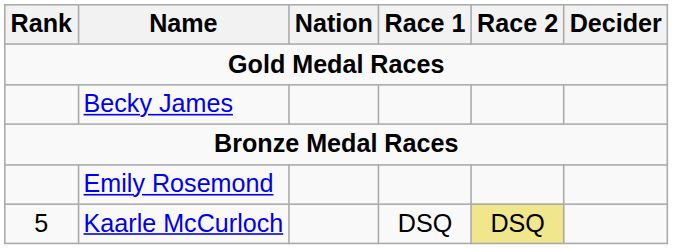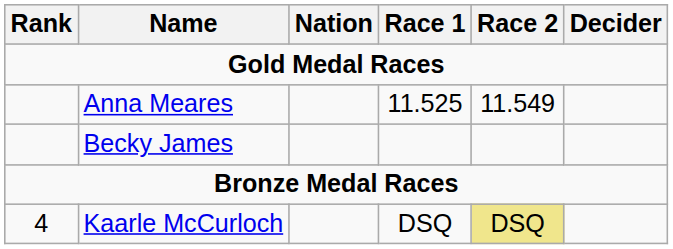+ row: (158, 104)
- row: (179, 183)
(41, 223) 5 -> (41, 223) 4
